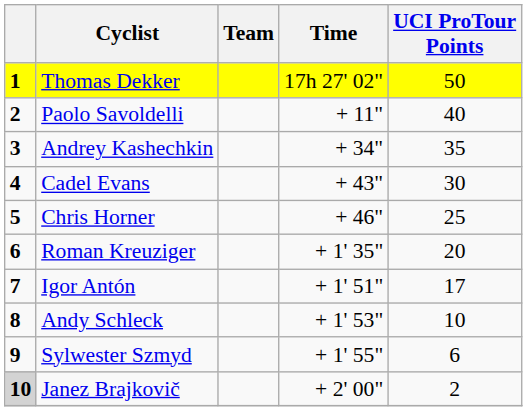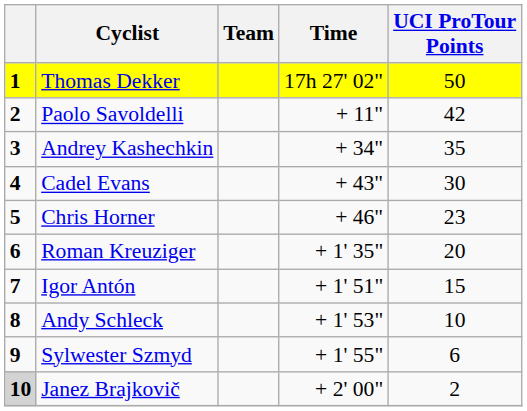(455, 114) 40 -> (455, 114) 42
(455, 217) 25 -> (455, 217) 23
(455, 285) 17 -> (455, 285) 15
